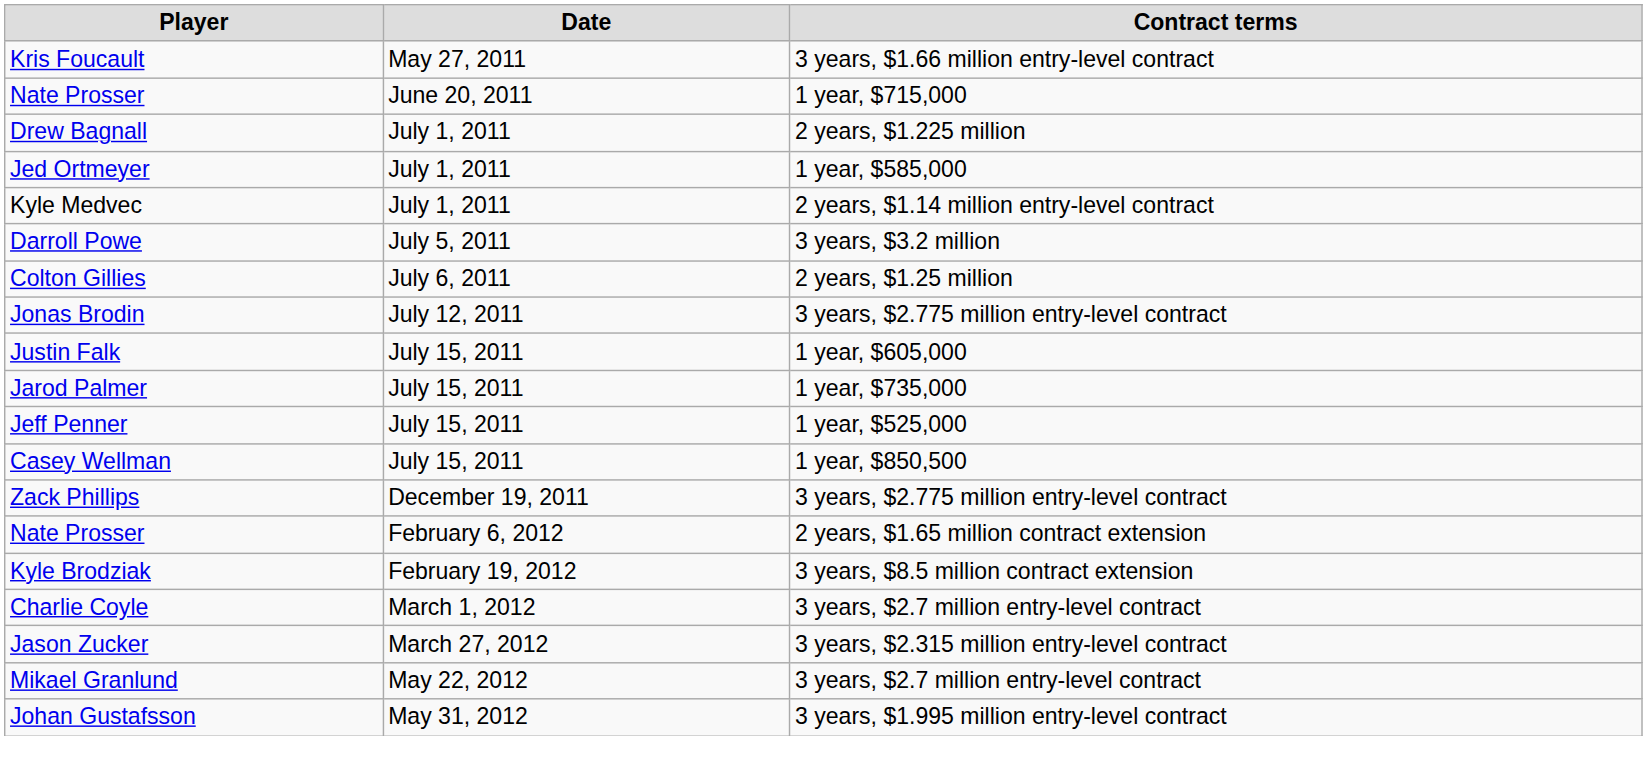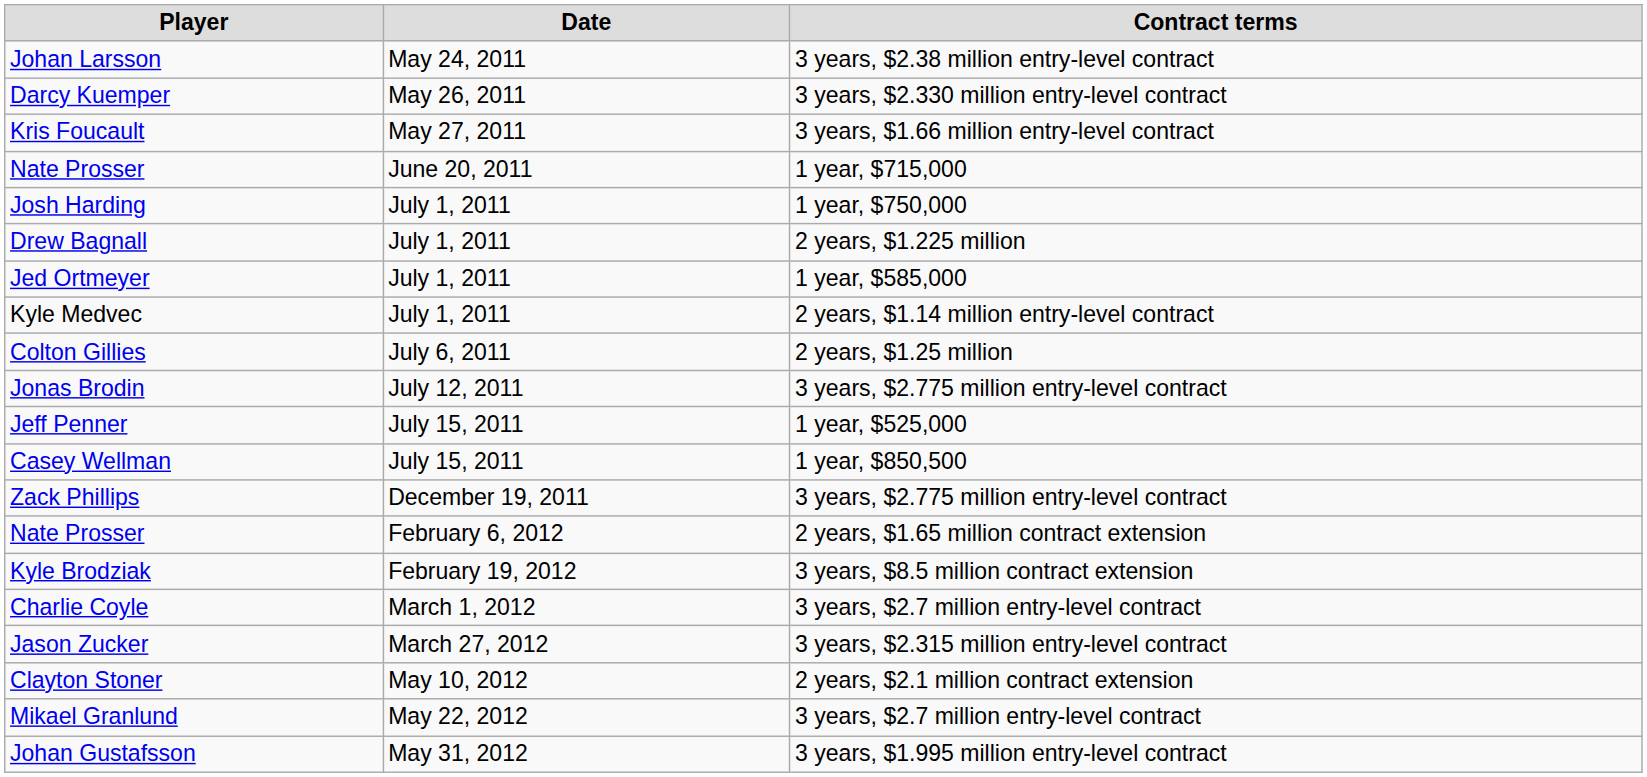+ row: (86, 59)
+ row: (90, 95)
+ row: (78, 205)
- row: (76, 242)
- row: (65, 351)
- row: (79, 388)
+ row: (86, 680)
